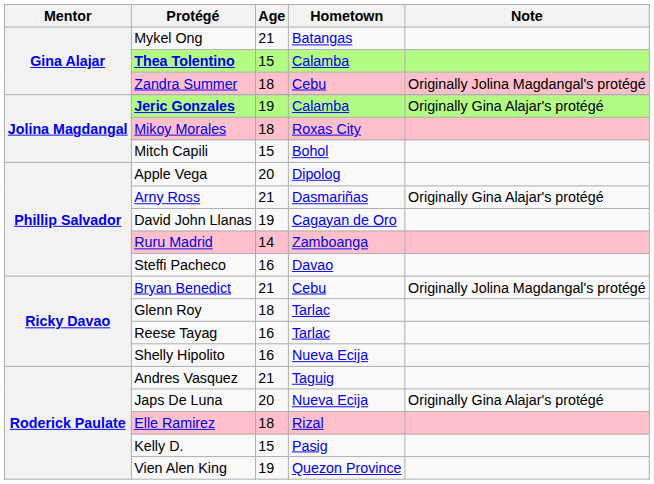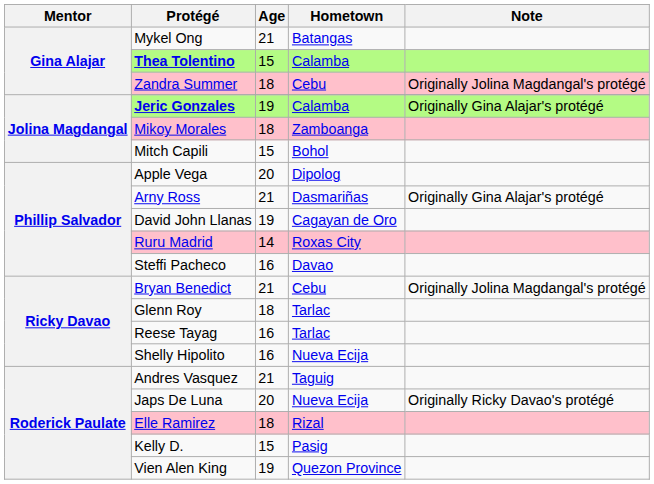(326, 129) Roxas City -> (330, 129) Zamboanga
(330, 242) Zamboanga -> (326, 242) Roxas City
(506, 400) Originally Gina Alajar's protégé -> (511, 400) Originally Ricky Davao's protégé
